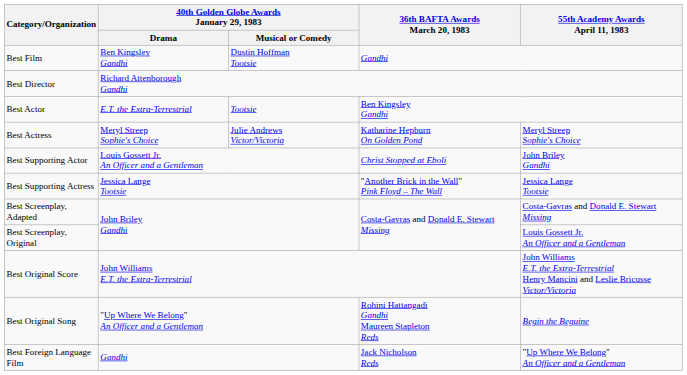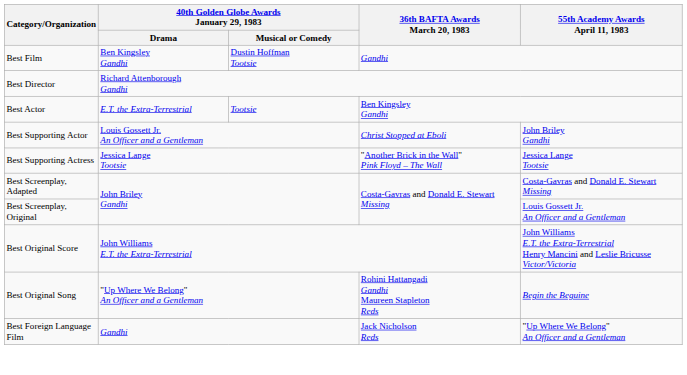- row: (29, 135)
